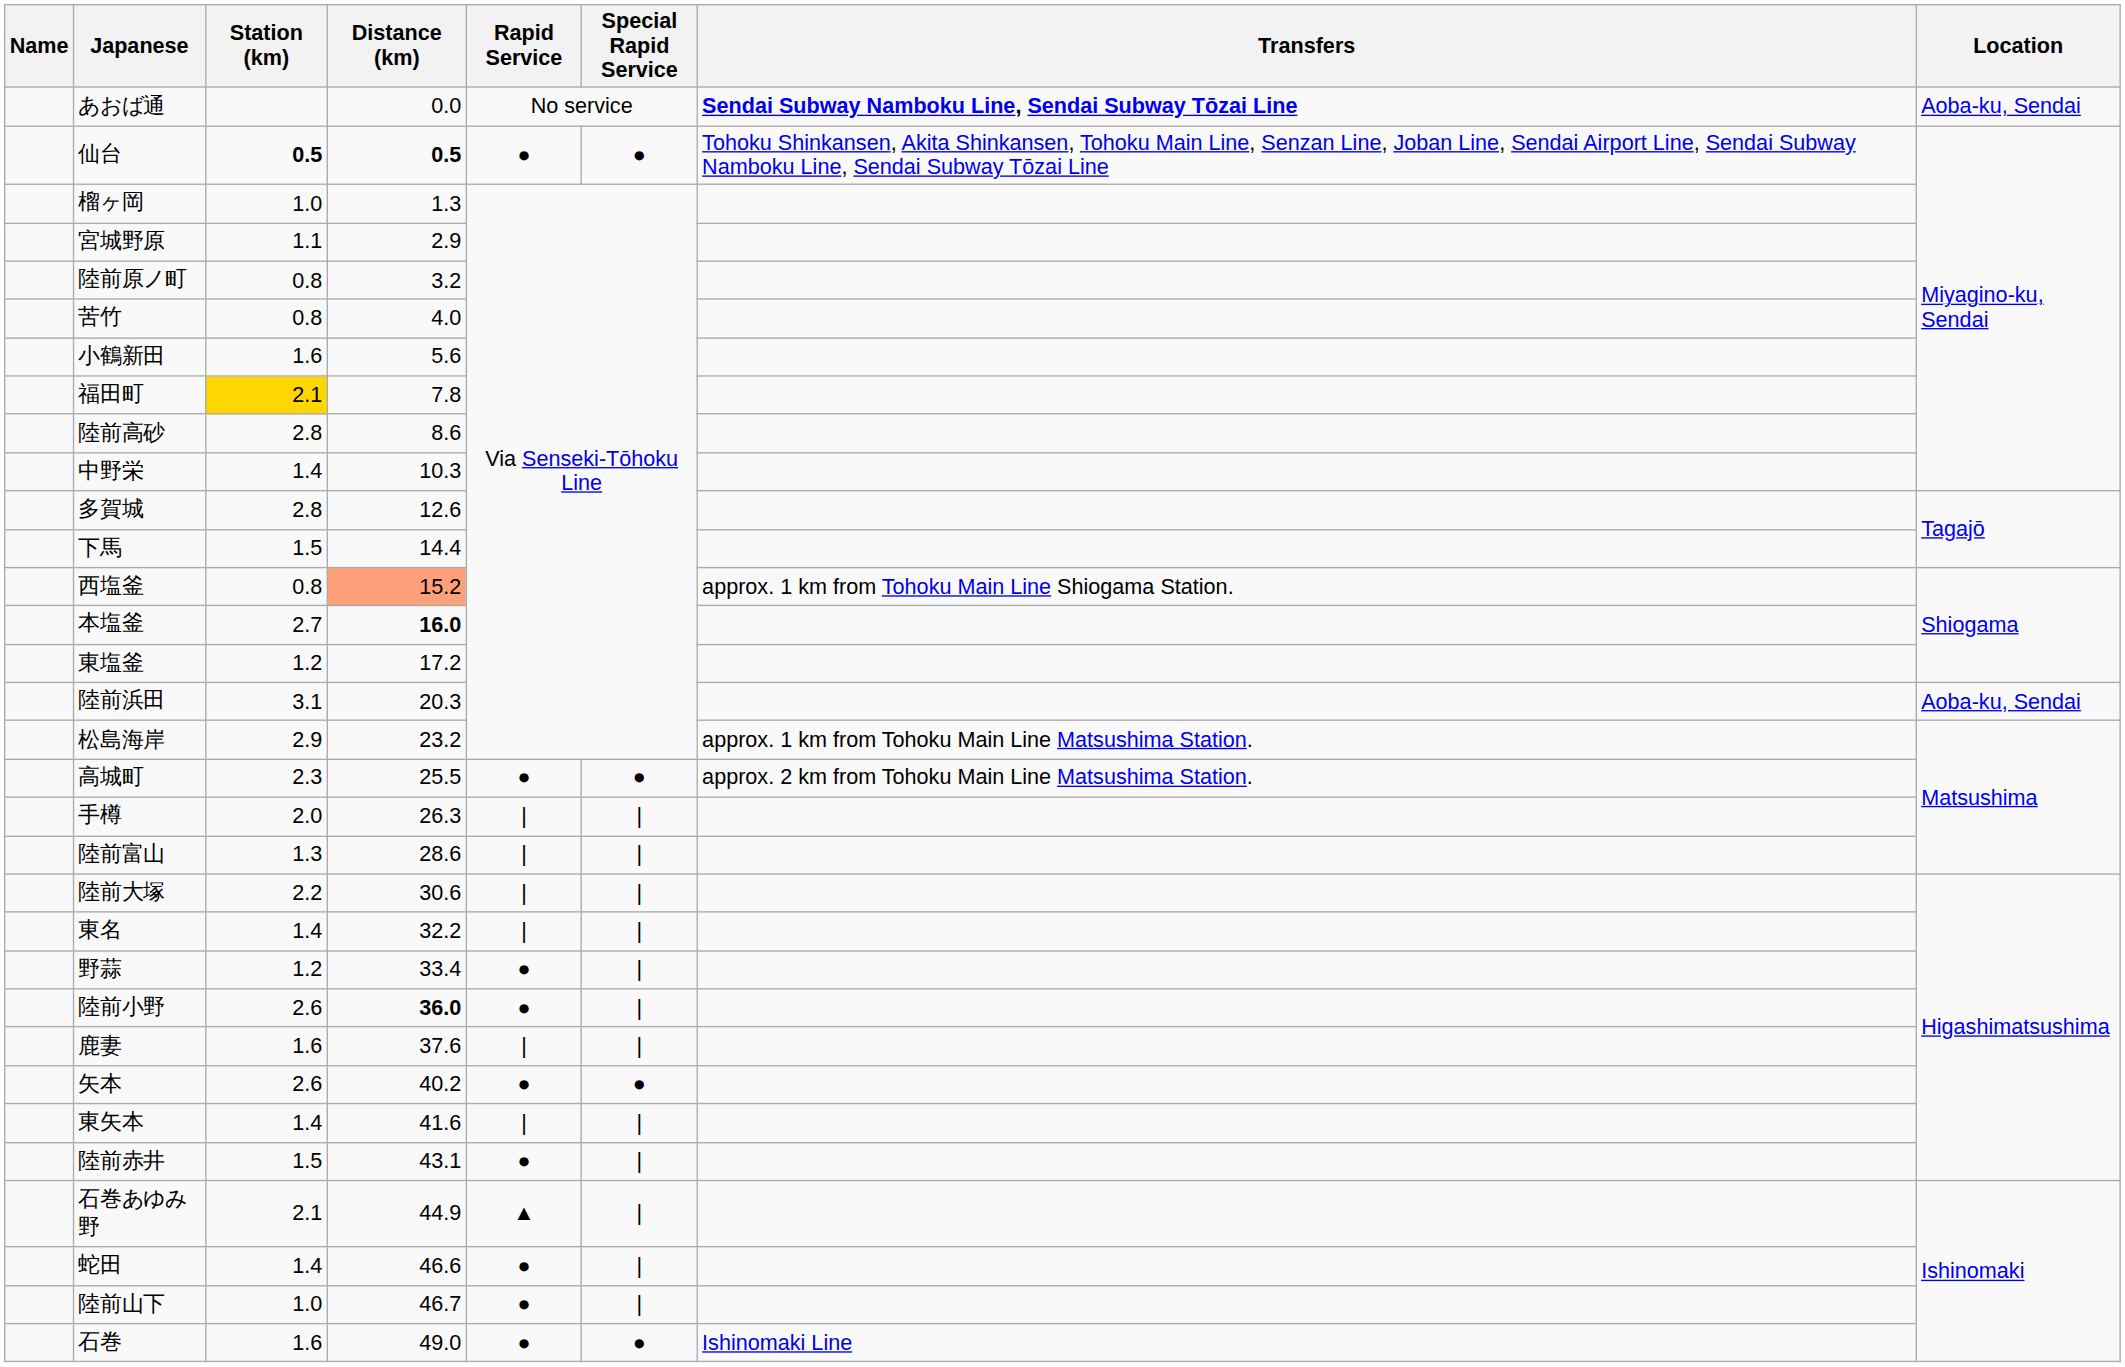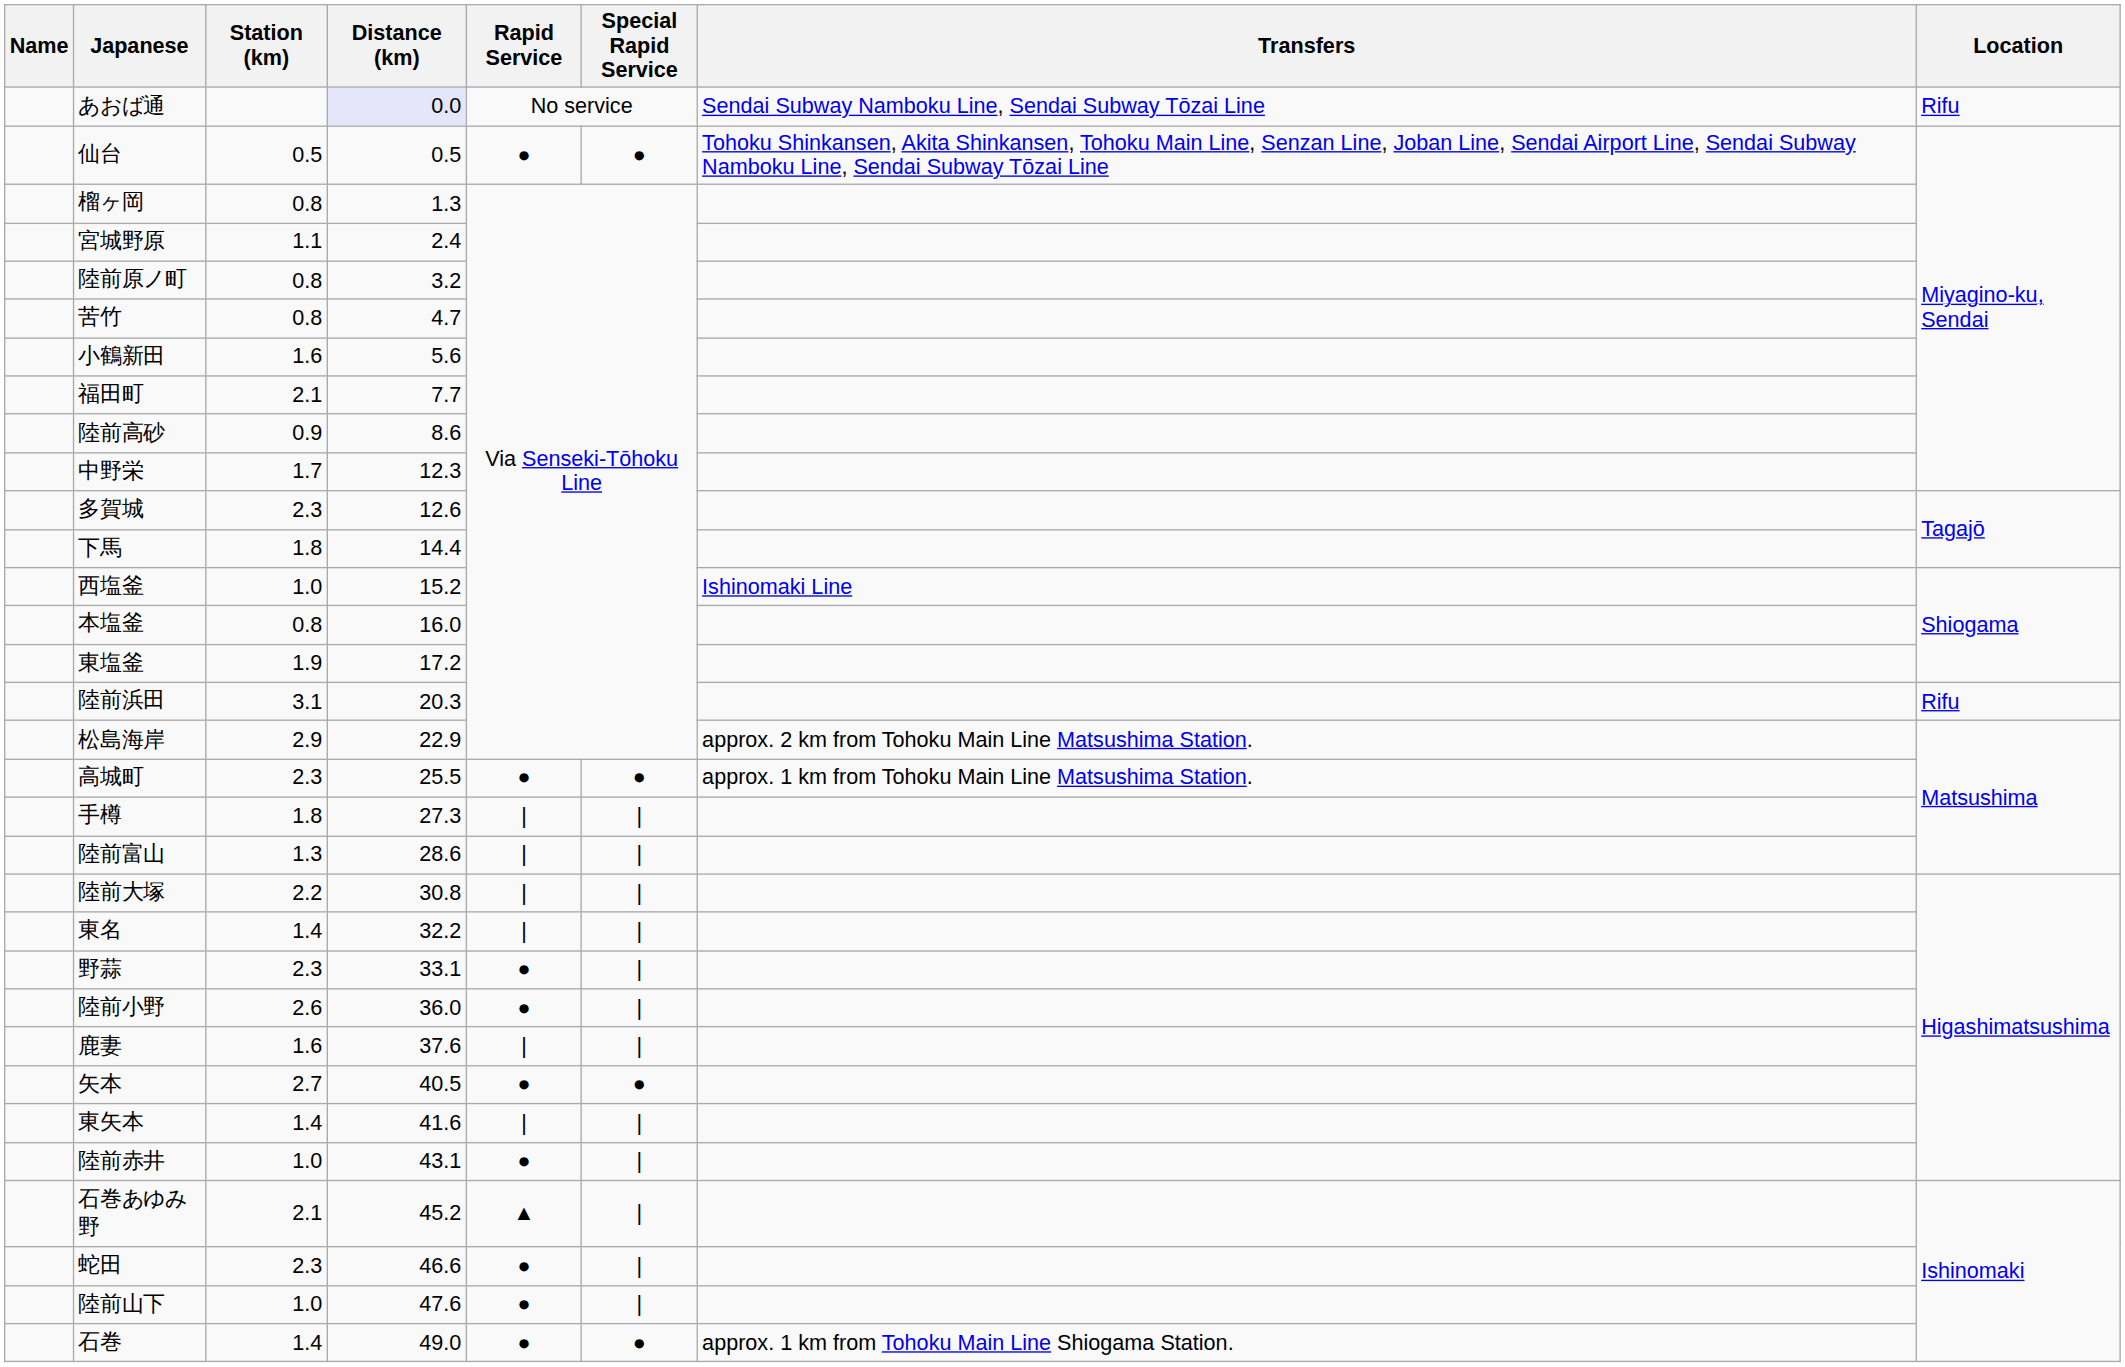(446, 106) no background -> (446, 106) lavender background
(1000, 106) bold -> (984, 106) normal
(2001, 106) Aoba-ku, Sendai -> (1940, 106) Rifu
(307, 154) bold -> (307, 154) normal
(446, 154) bold -> (446, 154) normal
(307, 203) 1.0 -> (307, 203) 0.8
(446, 241) 2.9 -> (446, 241) 2.4
(446, 318) 4.0 -> (446, 318) 4.7
(307, 394) gold background -> (307, 394) no background
(446, 394) 7.8 -> (446, 394) 7.7
(307, 433) 2.8 -> (307, 433) 0.9
(307, 471) 1.4 -> (307, 471) 1.7
(440, 471) 10.3 -> (440, 471) 12.3
(307, 509) 2.8 -> (307, 509) 2.3
(307, 548) 1.5 -> (307, 548) 1.8
(307, 586) 0.8 -> (307, 586) 1.0
(440, 586) lightsalmon background -> (440, 586) no background
(968, 586) approx. 1 km from Tohoku Main Line Shiogama Station. -> (777, 586) Ishinomaki Line
(307, 624) 2.7 -> (307, 624) 0.8
(440, 624) bold -> (440, 624) normal
(307, 663) 1.2 -> (307, 663) 1.9
(2001, 701) Aoba-ku, Sendai -> (1940, 701) Rifu
(440, 739) 23.2 -> (440, 739) 22.9
(977, 739) approx. 1 km from Tohoku Main Line Matsushima Station. -> (977, 739) approx. 2 km from Tohoku Main Line Matsushima Station.
(977, 777) approx. 2 km from Tohoku Main Line Matsushima Station. -> (977, 777) approx. 1 km from Tohoku Main Line Matsushima Station.
(307, 816) 2.0 -> (307, 816) 1.8
(440, 816) 26.3 -> (440, 816) 27.3
(440, 892) 30.6 -> (440, 892) 30.8
(307, 969) 1.2 -> (307, 969) 2.3
(440, 969) 33.4 -> (440, 969) 33.1
(440, 1007) bold -> (440, 1007) normal
(307, 1084) 2.6 -> (307, 1084) 2.7
(440, 1084) 40.2 -> (440, 1084) 40.5
(307, 1161) 1.5 -> (307, 1161) 1.0
(440, 1213) 44.9 -> (440, 1213) 45.2
(307, 1265) 1.4 -> (307, 1265) 2.3
(440, 1304) 46.7 -> (440, 1304) 47.6
(307, 1342) 1.6 -> (307, 1342) 1.4
(777, 1342) Ishinomaki Line -> (968, 1342) approx. 1 km from Tohoku Main Line Shiogama Station.
